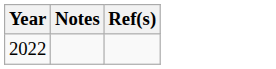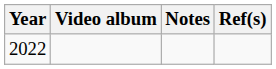+ column: (106, 19)
